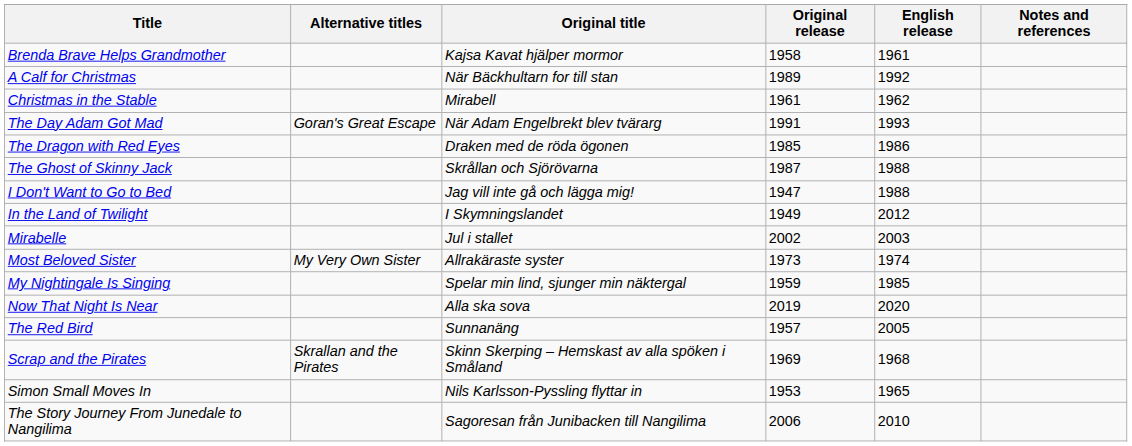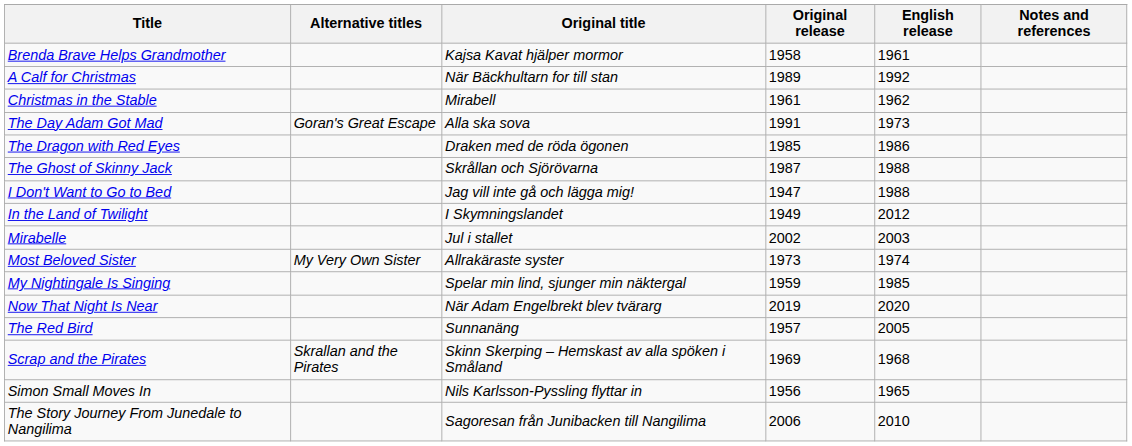(553, 123) När Adam Engelbrekt blev tvärarg -> (487, 123) Alla ska sova
(894, 123) 1993 -> (894, 123) 1973
(487, 306) Alla ska sova -> (553, 306) När Adam Engelbrekt blev tvärarg
(785, 390) 1953 -> (785, 390) 1956
